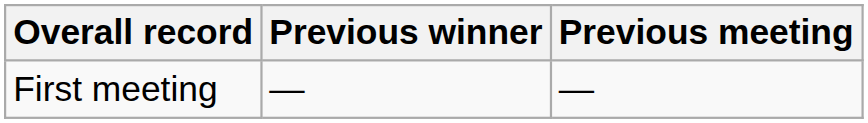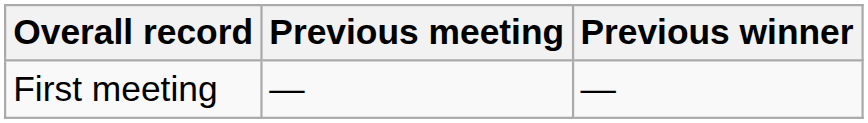columns swapped: (706, 32) <-> (406, 32)
